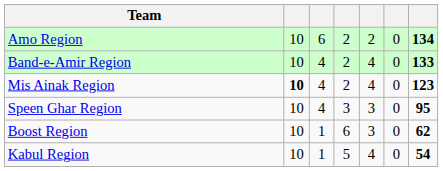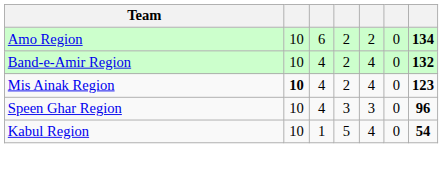(423, 62) 133 -> (423, 62) 132
(423, 108) 95 -> (423, 108) 96
- row: (48, 131)
